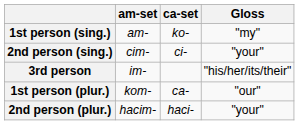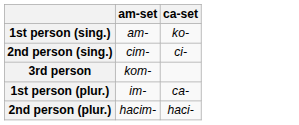- column: (248, 14)
(138, 71) im- -> (138, 71) kom-
(138, 91) kom- -> (138, 91) im-
